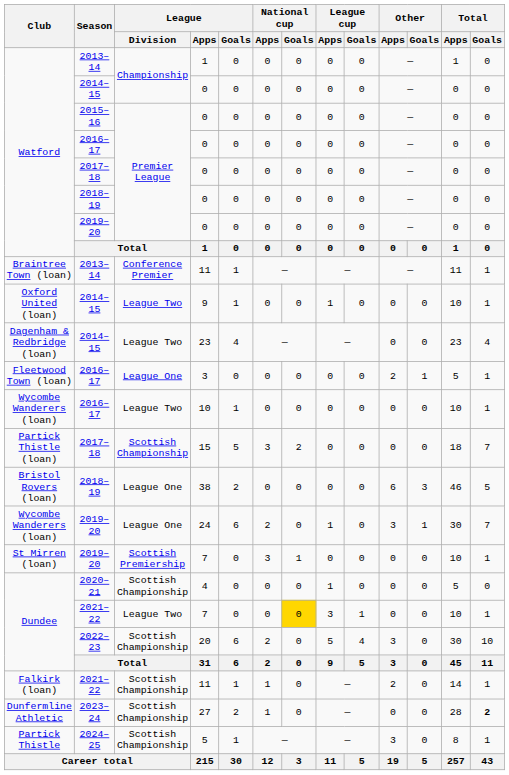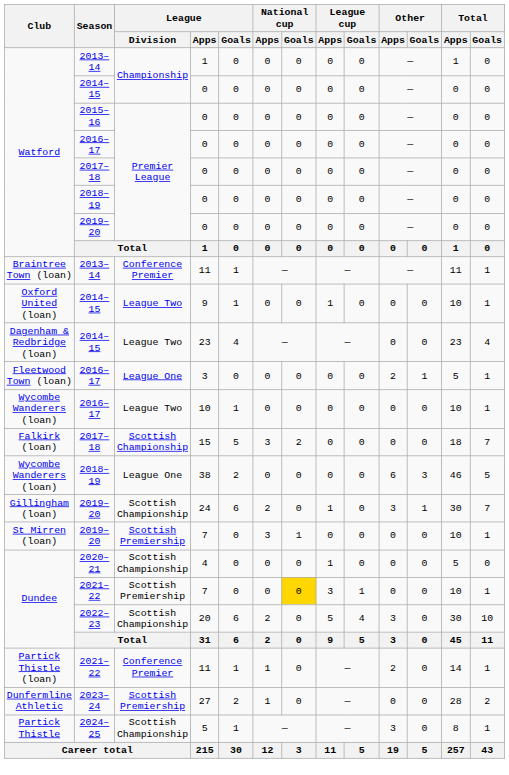(39, 448) Partick Thistle (loan) -> (39, 442) Falkirk (loan)
(39, 487) Bristol Rovers (loan) -> (39, 475) Wycombe Wanderers (loan)
(39, 526) Wycombe Wanderers (loan) -> (39, 508) Gillingham (loan)
(153, 526) League One -> (153, 508) Scottish Championship
(153, 614) League Two -> (153, 591) Scottish Premiership
(39, 685) Falkirk (loan) -> (39, 668) Partick Thistle (loan)
(153, 685) Scottish Championship -> (153, 668) Conference Premier
(153, 712) Scottish Championship -> (153, 701) Scottish Premiership
(487, 712) bold -> (487, 701) normal
